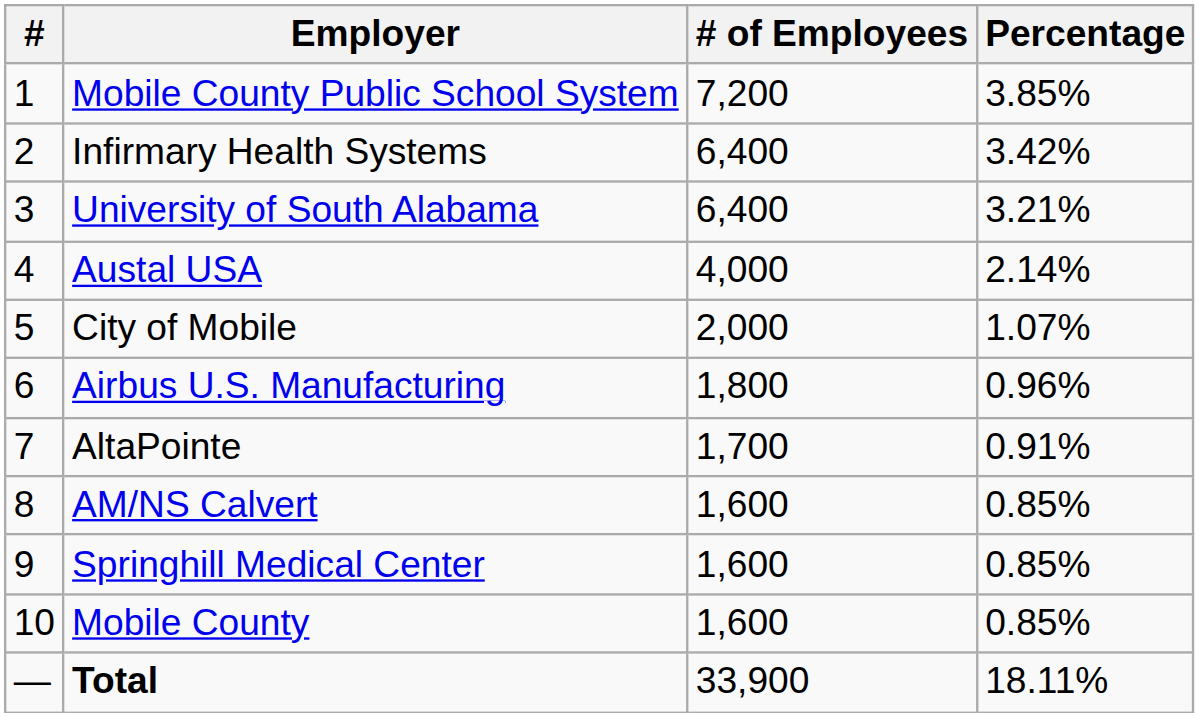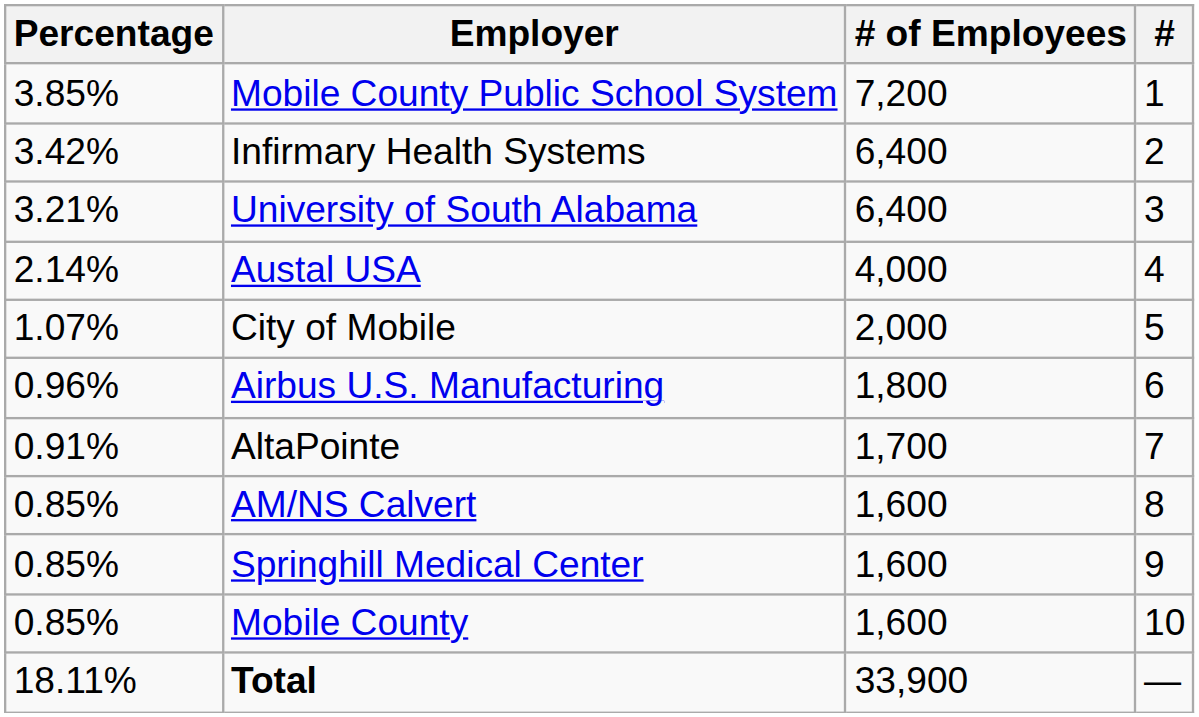columns swapped: (34, 33) <-> (1085, 33)
